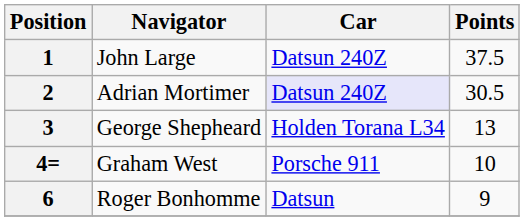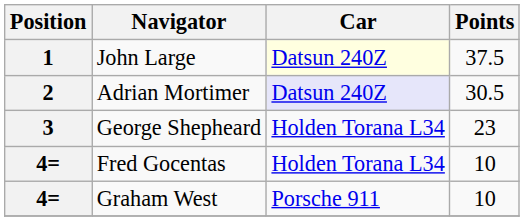(329, 57) no background -> (329, 57) lightyellow background
(485, 127) 13 -> (485, 127) 23
+ row: (161, 163)
- row: (179, 198)
